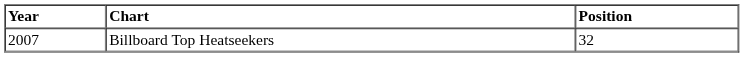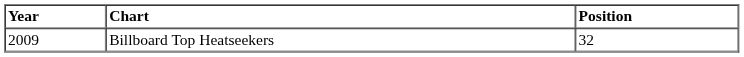(23, 39) 2007 -> (23, 39) 2009
